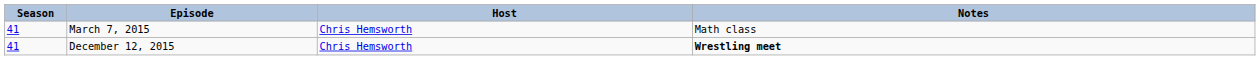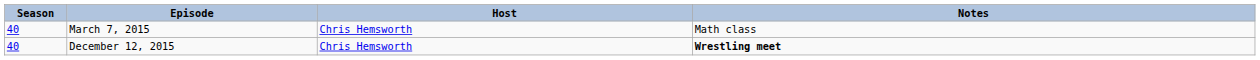(13, 30) 41 -> (13, 30) 40
(13, 46) 41 -> (13, 46) 40
